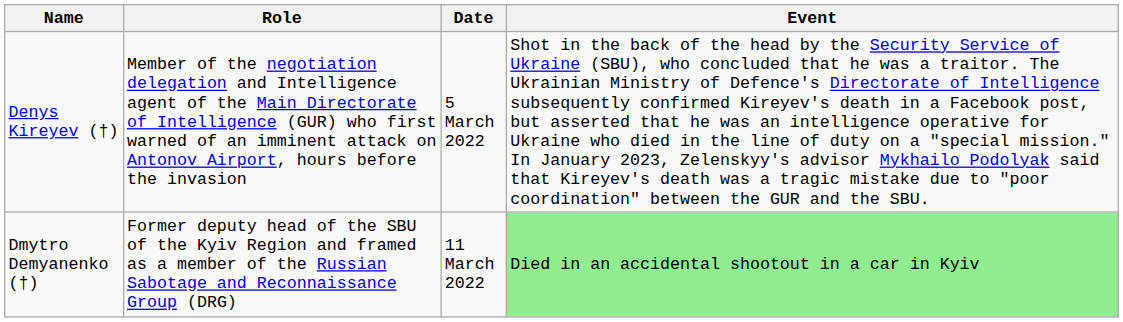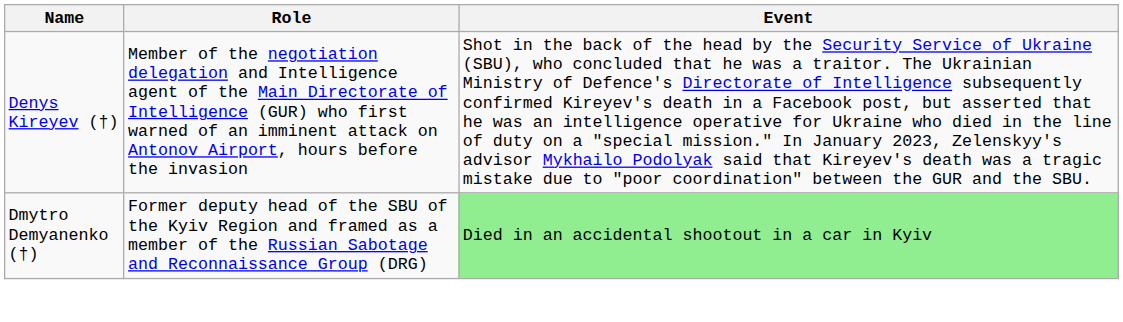- column: (473, 18)
